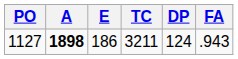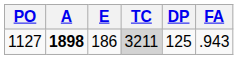(141, 41) no background -> (141, 41) lightgrey background
(179, 41) 124 -> (179, 41) 125
